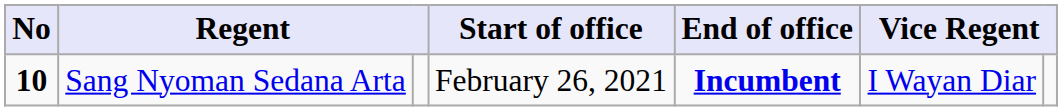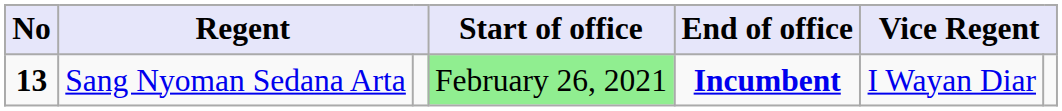(32, 79) 10 -> (32, 79) 13
(551, 79) no background -> (551, 79) lightgreen background
